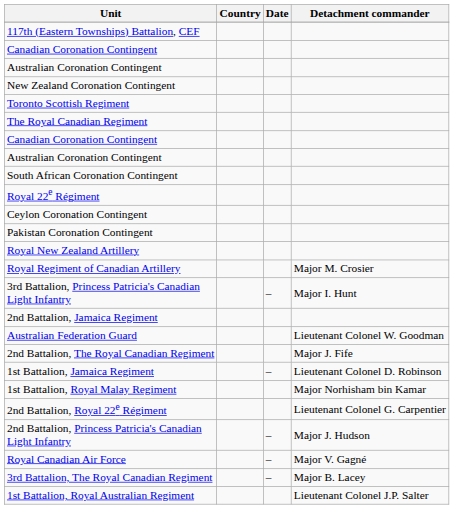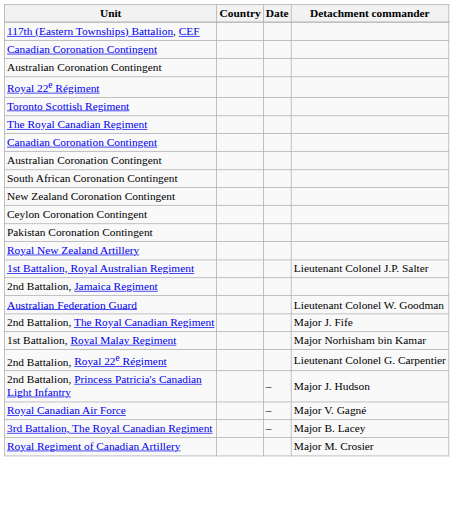rows swapped: (53, 195) <-> (91, 85)
rows swapped: (101, 495) <-> (94, 268)
- row: (103, 293)
- row: (80, 371)
